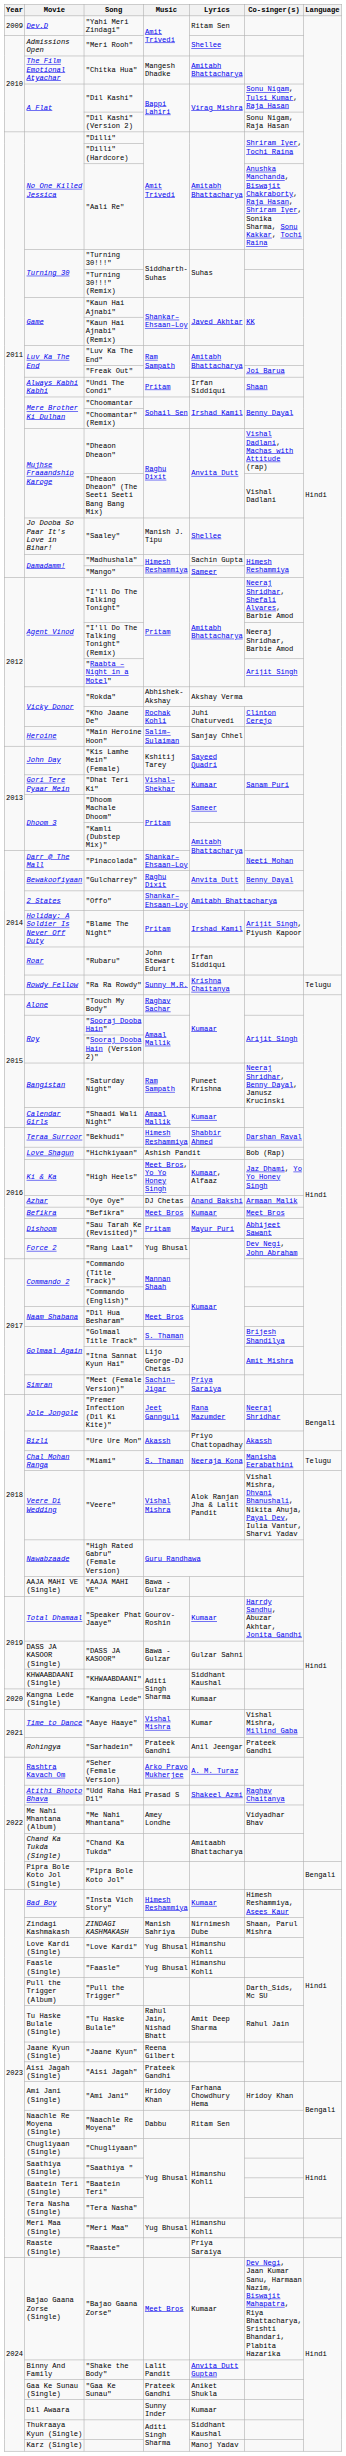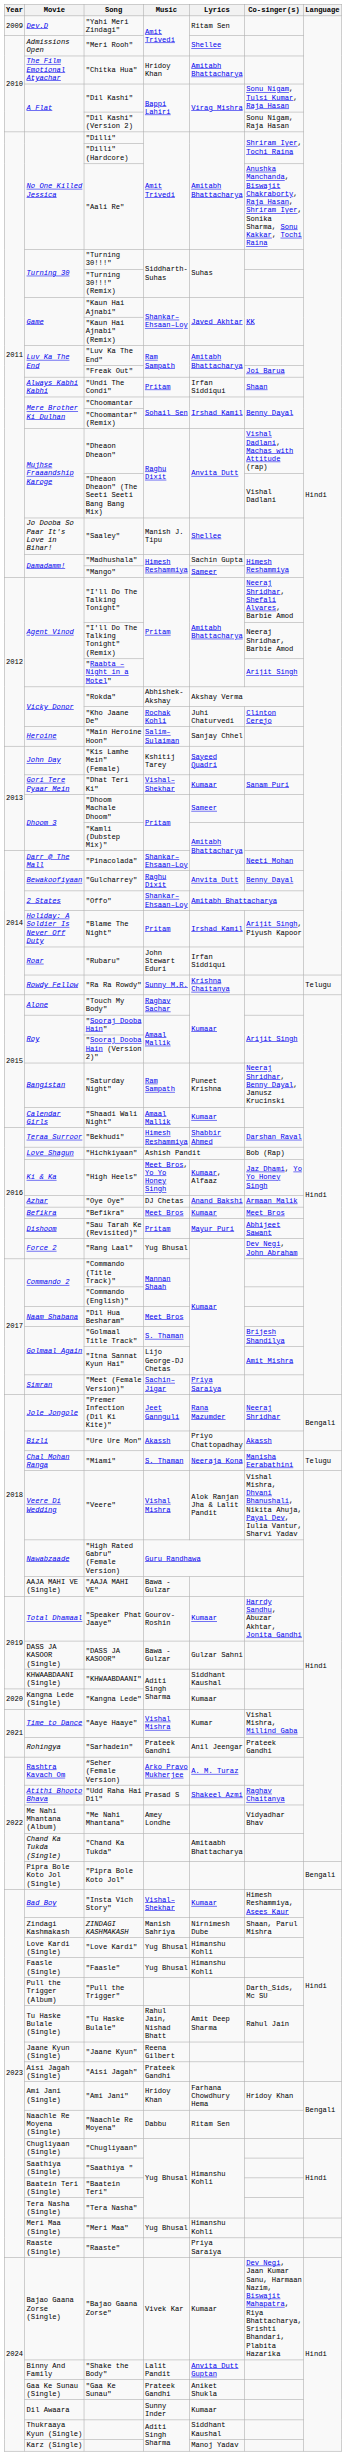(160, 70) Mangesh Dhadke -> (158, 70) Hridoy Khan
(166, 1904) Himesh Reshammiya -> (160, 1904) Vishal–Shekhar
(164, 2309) Meet Bros -> (164, 2309) Vivek Kar
